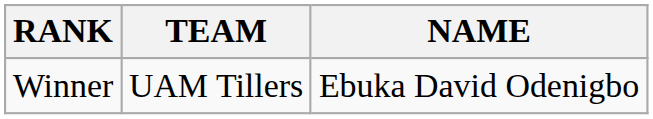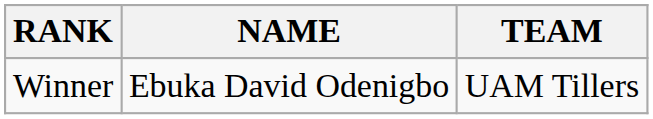columns swapped: (479, 31) <-> (216, 31)
